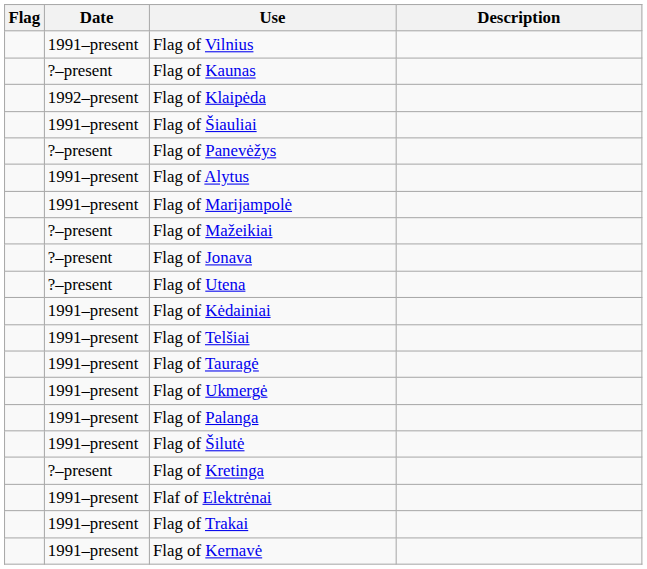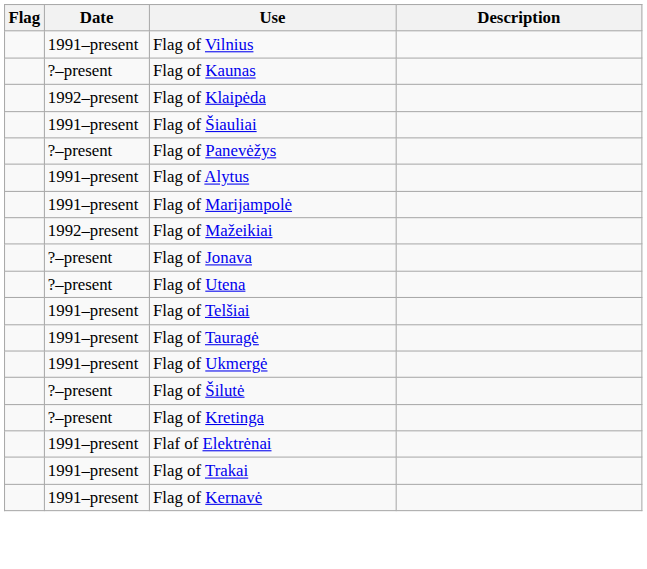(80, 230) ?–present -> (93, 230) 1992–present
- row: (212, 310)
- row: (206, 417)
(93, 444) 1991–present -> (80, 390) ?–present
